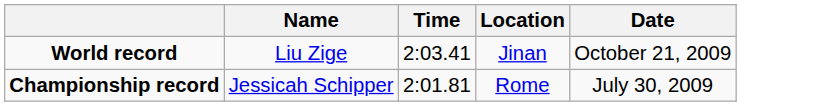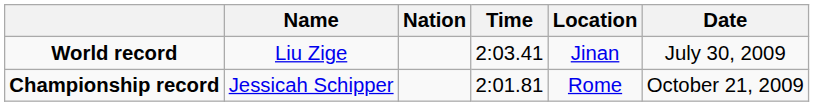+ column: (435, 20)
(653, 52) October 21, 2009 -> (725, 52) July 30, 2009
(653, 85) July 30, 2009 -> (725, 85) October 21, 2009
